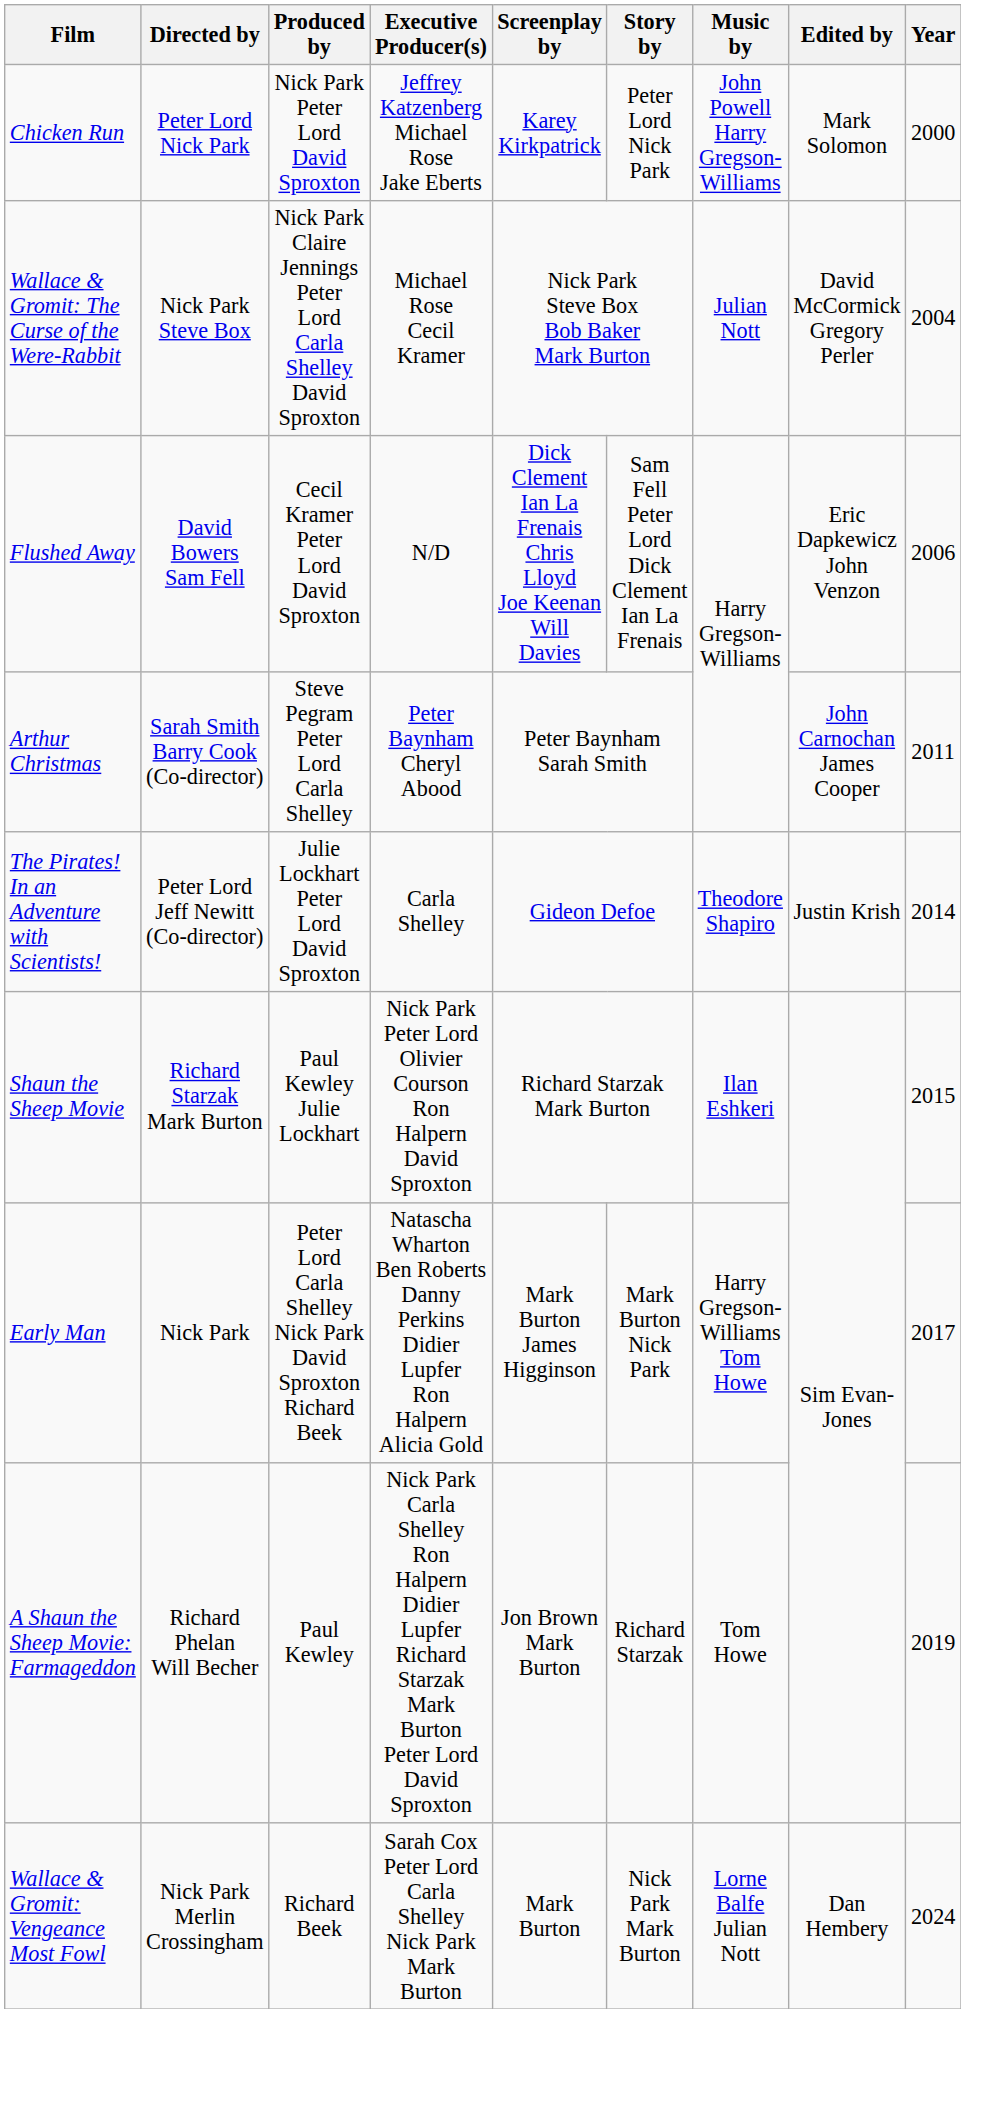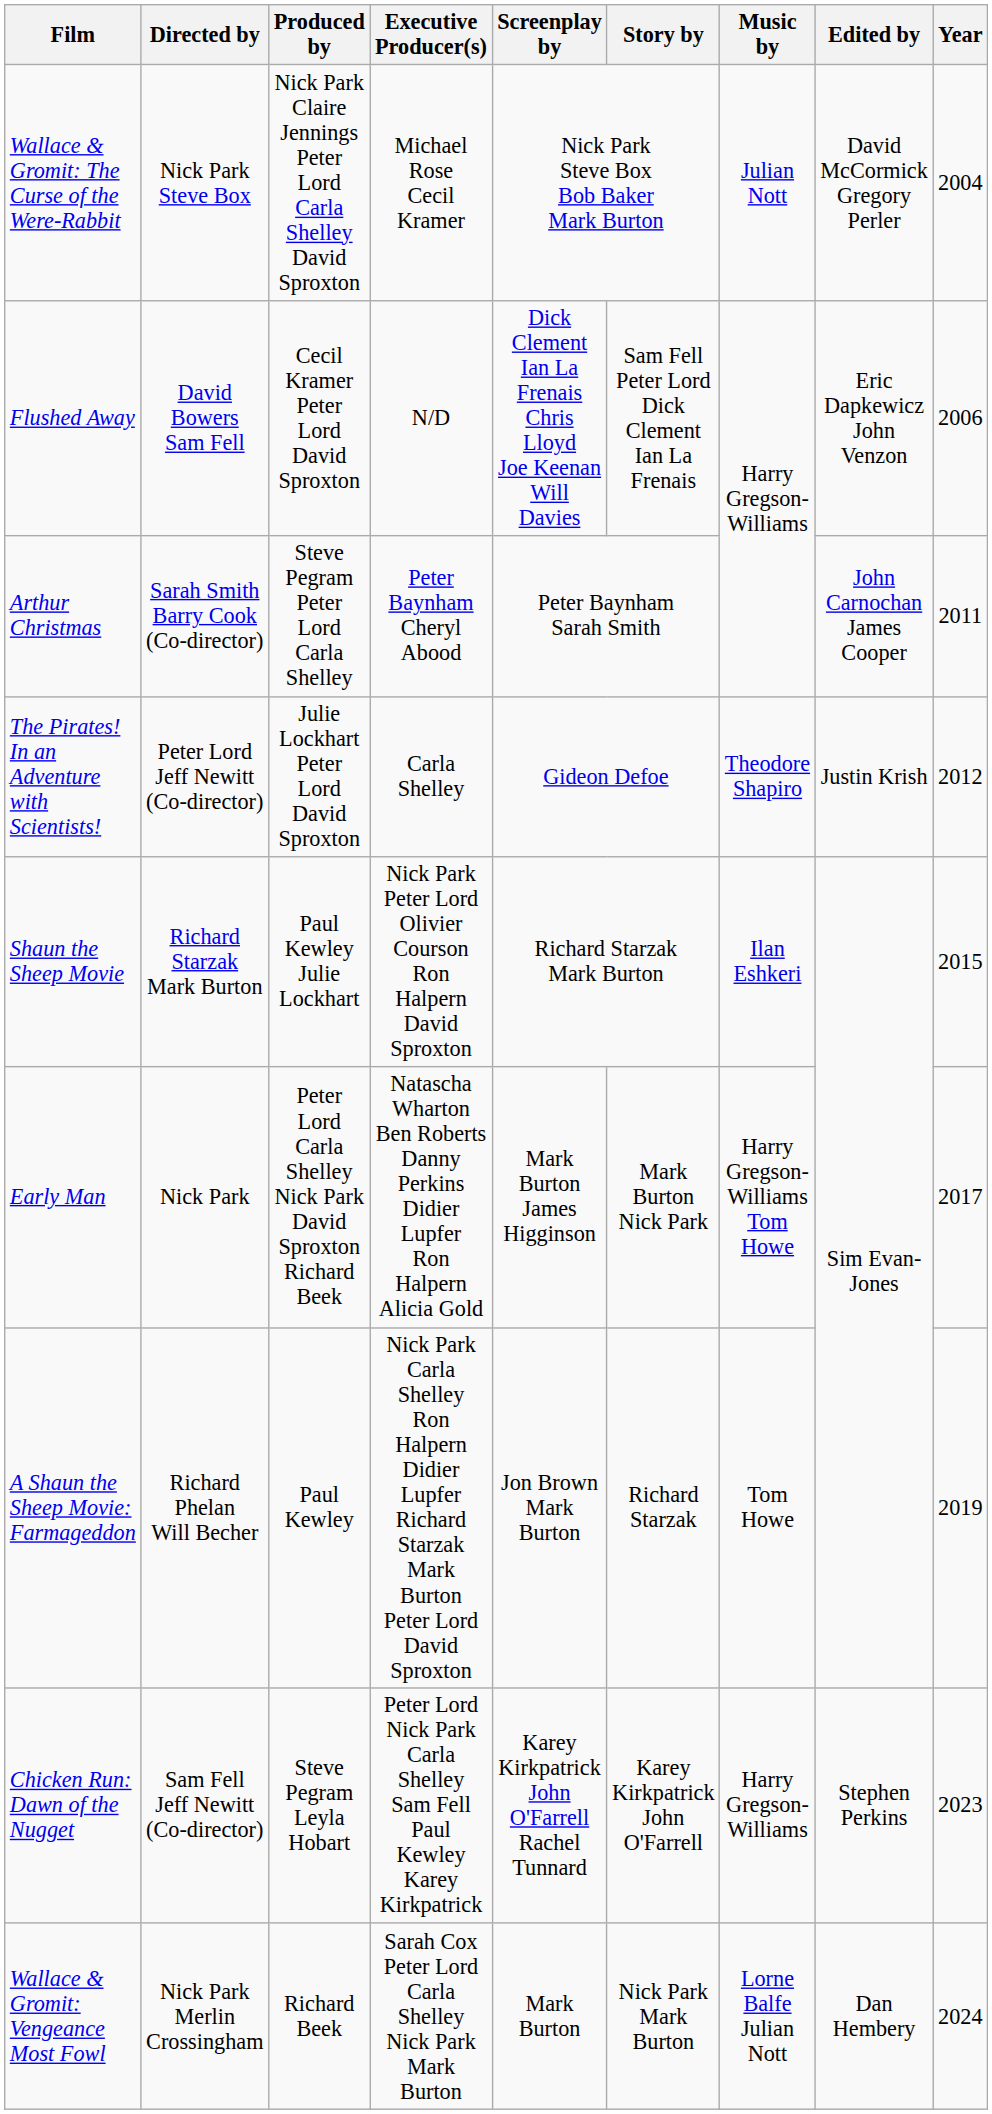- row: (67, 132)
(933, 911) 2014 -> (960, 776) 2012
+ row: (71, 1805)
